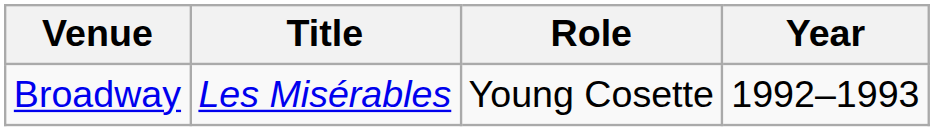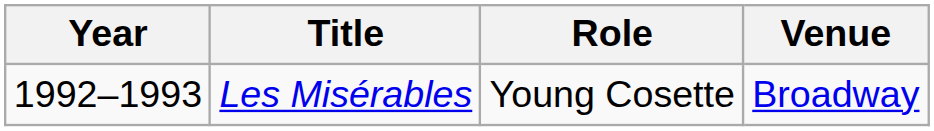columns swapped: (825, 34) <-> (97, 34)
